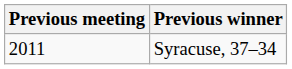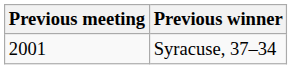(27, 48) 2011 -> (27, 48) 2001
